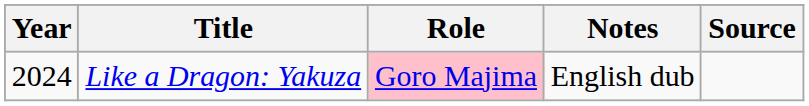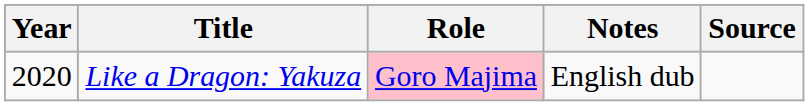(42, 75) 2024 -> (42, 75) 2020
